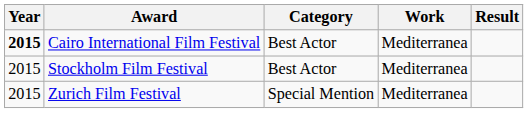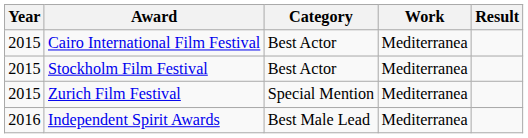(24, 42) bold -> (24, 42) normal
+ row: (134, 119)
